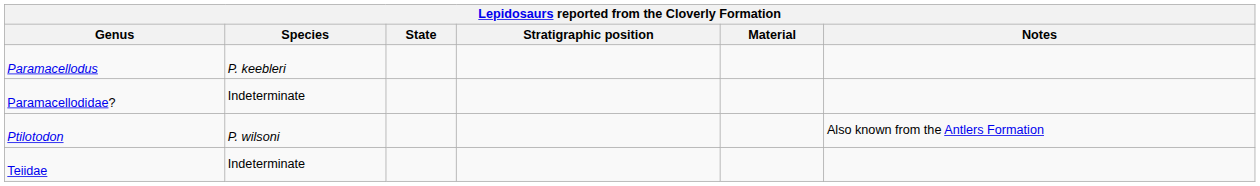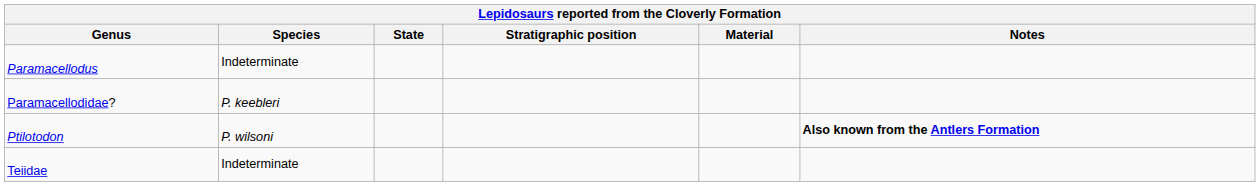(257, 68) P. keebleri -> (260, 61) Indeterminate
(266, 95) Indeterminate -> (250, 103) P. keebleri
(935, 130) normal -> (921, 130) bold
